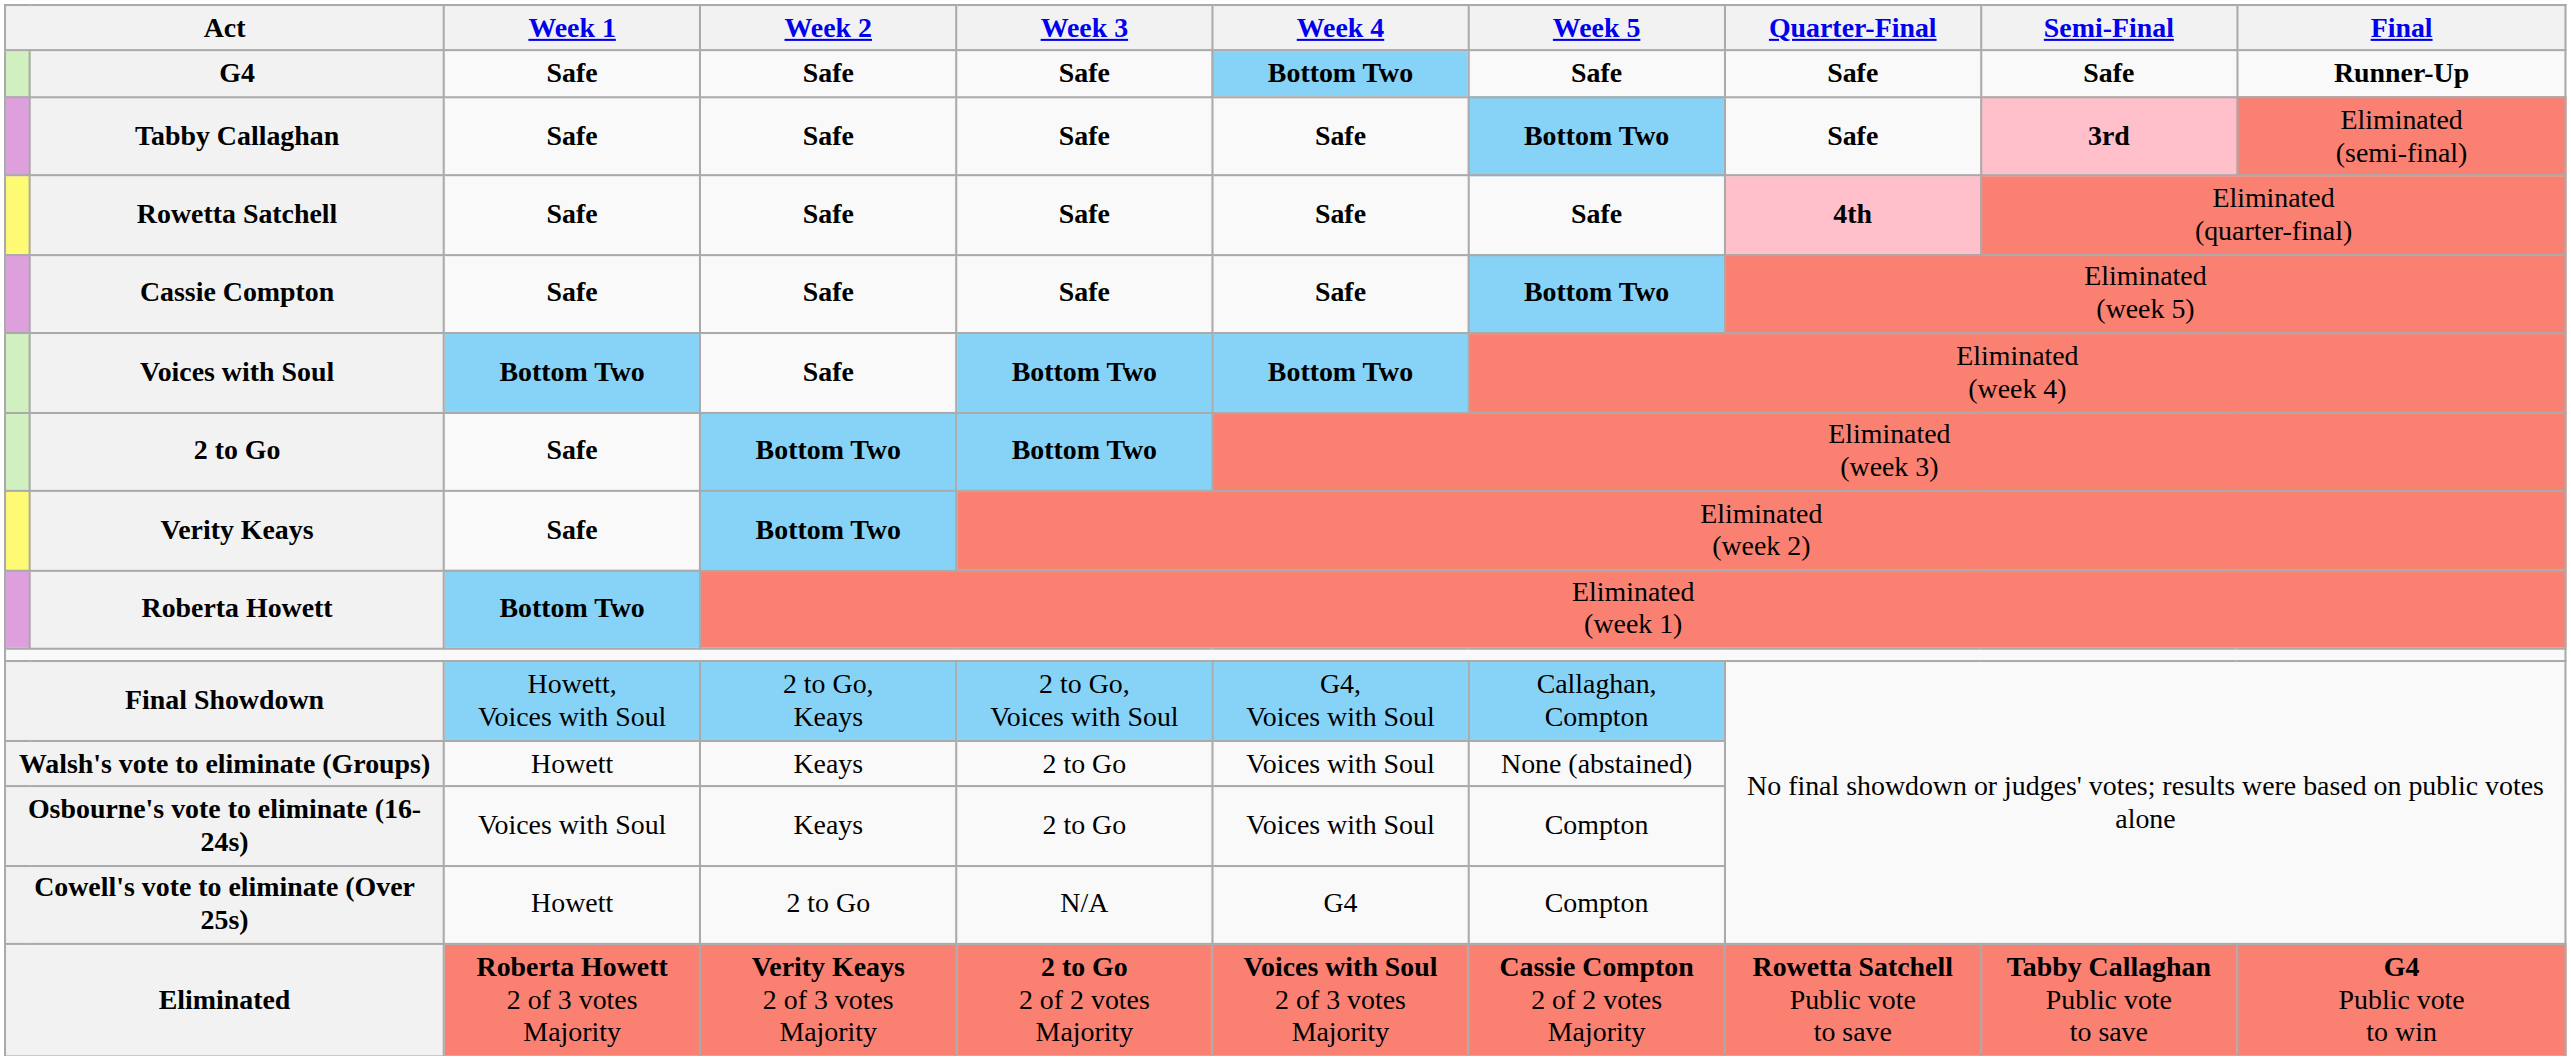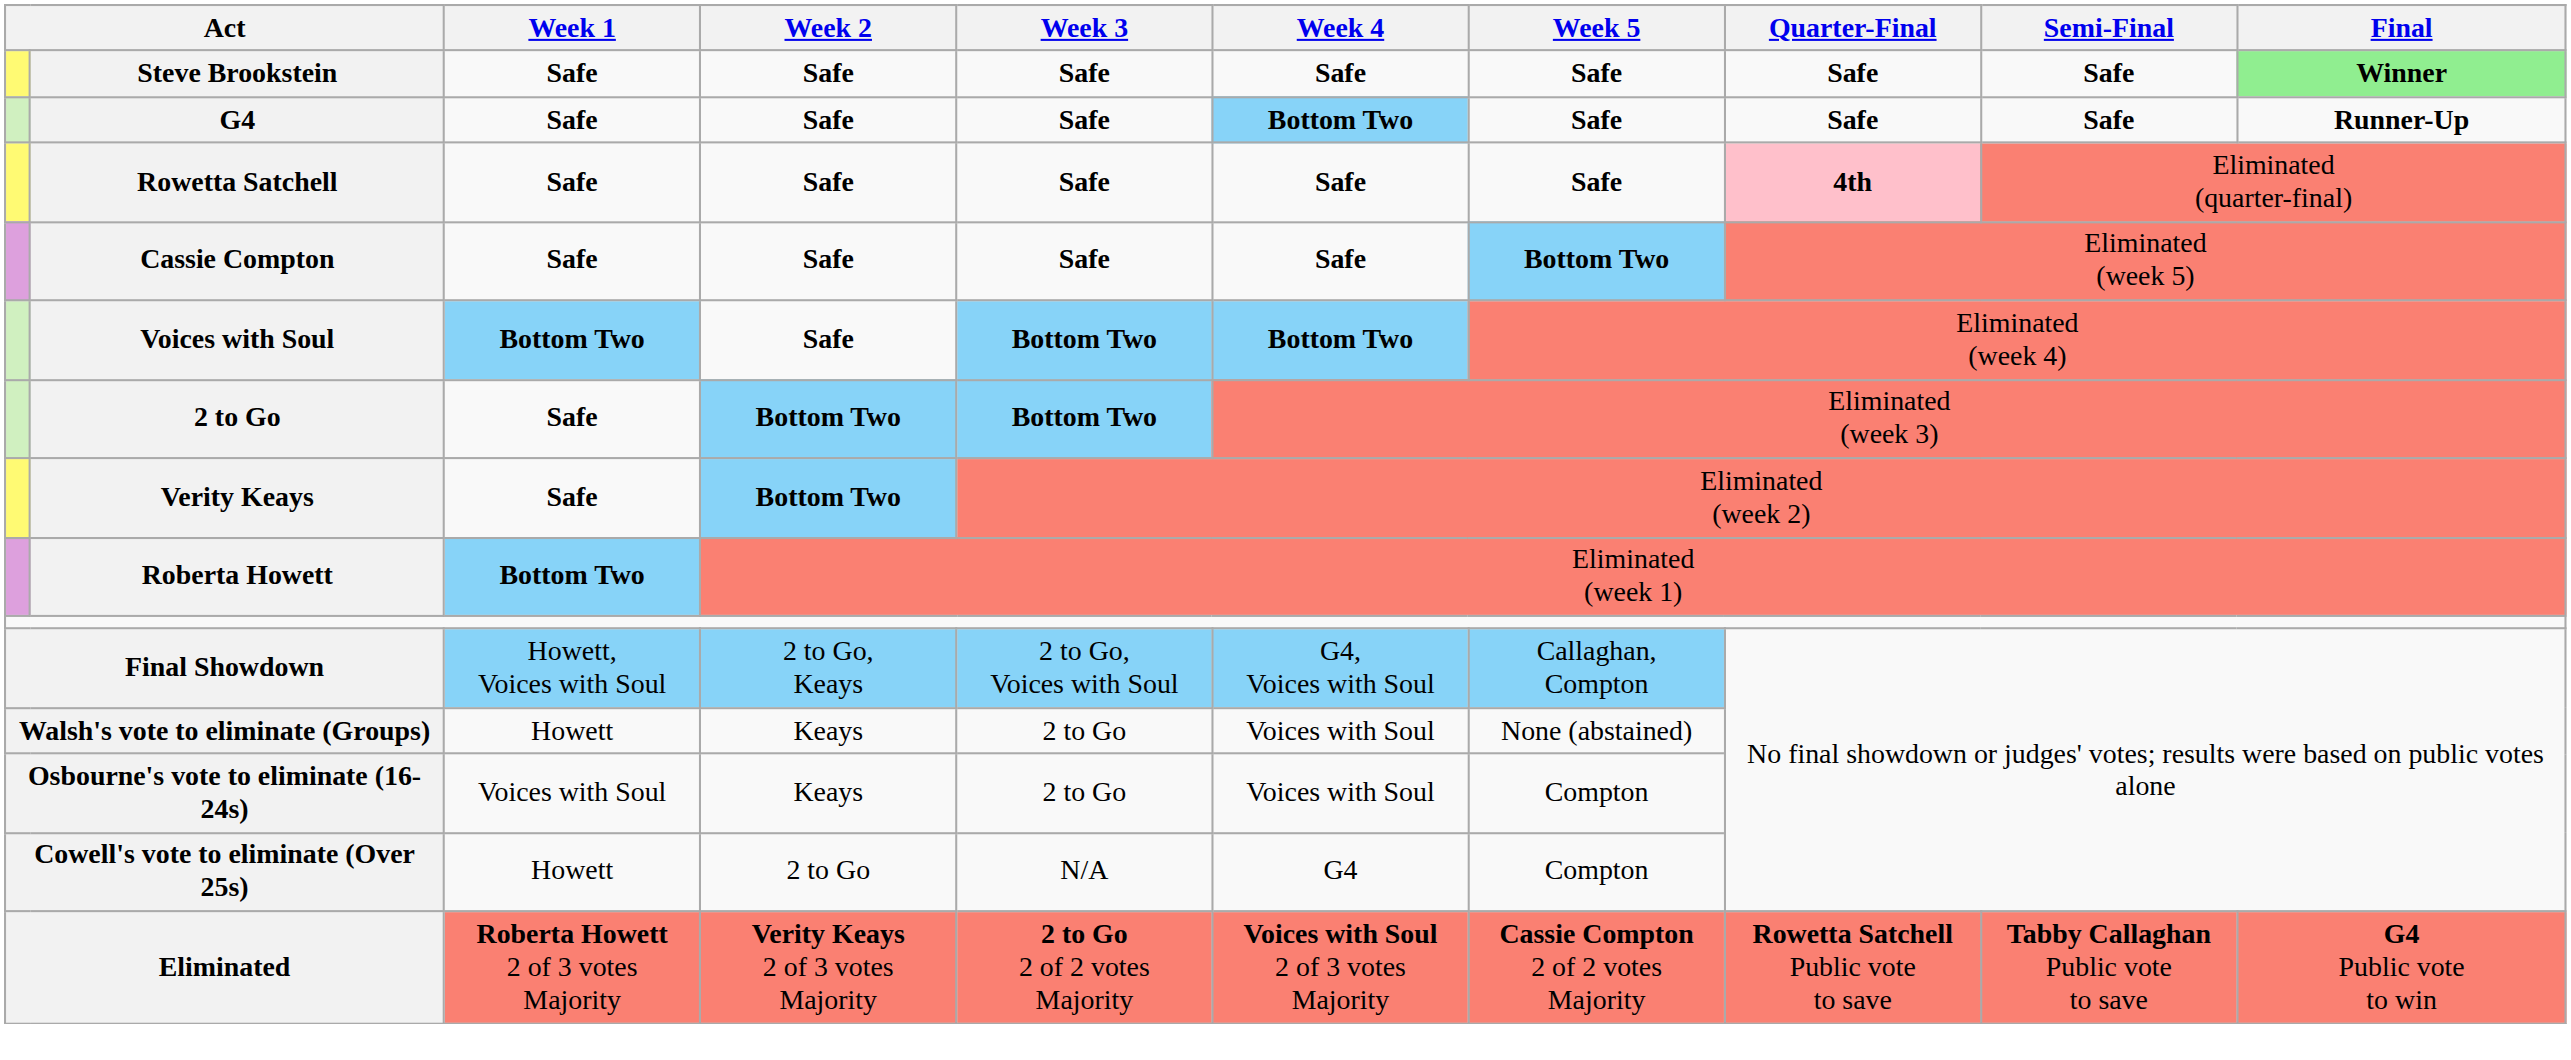+ row: (237, 73)
- row: (237, 135)
